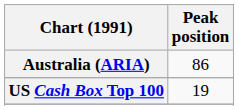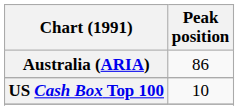(201, 90) 19 -> (201, 90) 10
